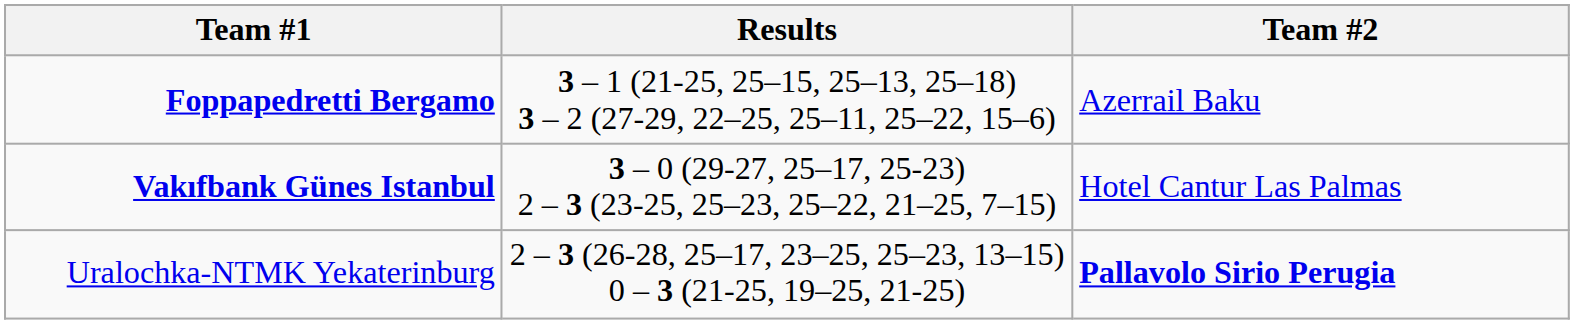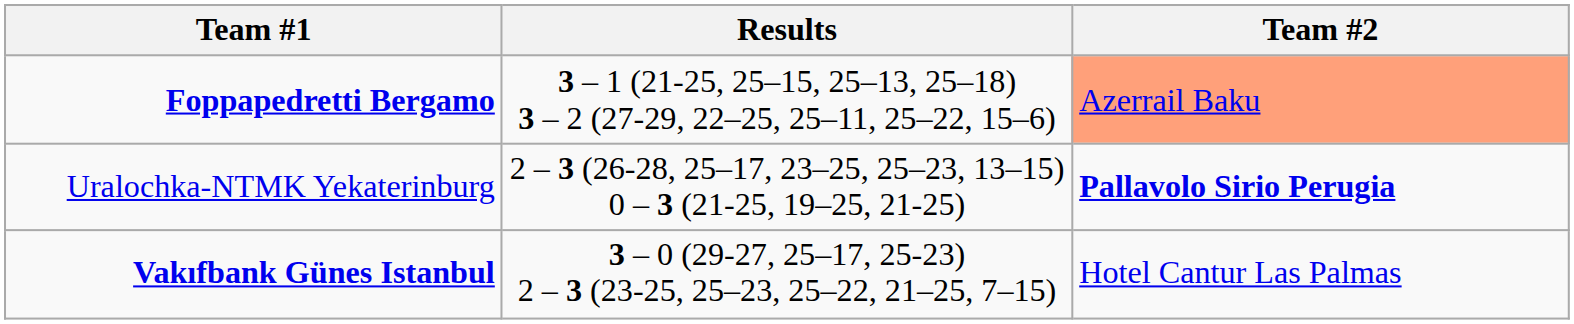(1170, 99) no background -> (1170, 99) lightsalmon background
rows swapped: (314, 186) <-> (281, 273)
